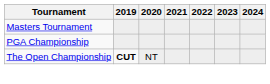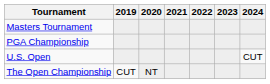+ row: (28, 57)
(126, 57) bold -> (126, 72) normal
